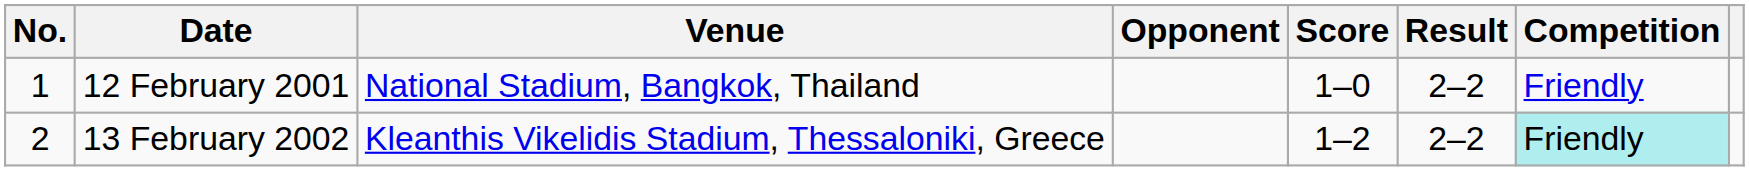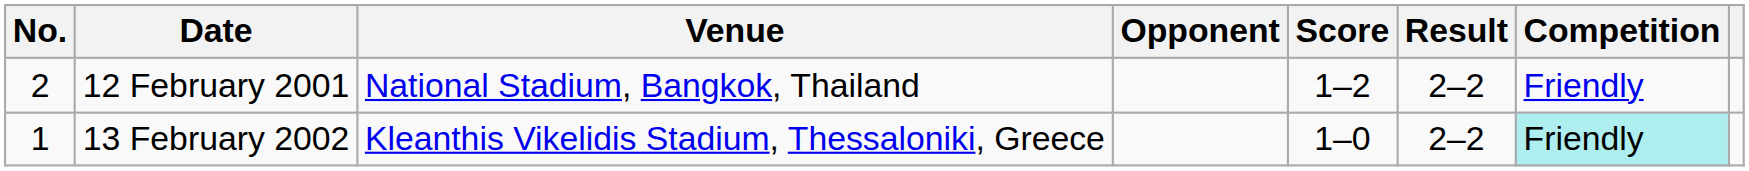(40, 84) 1 -> (40, 84) 2
(1342, 84) 1–0 -> (1342, 84) 1–2
(40, 138) 2 -> (40, 138) 1
(1342, 138) 1–2 -> (1342, 138) 1–0
